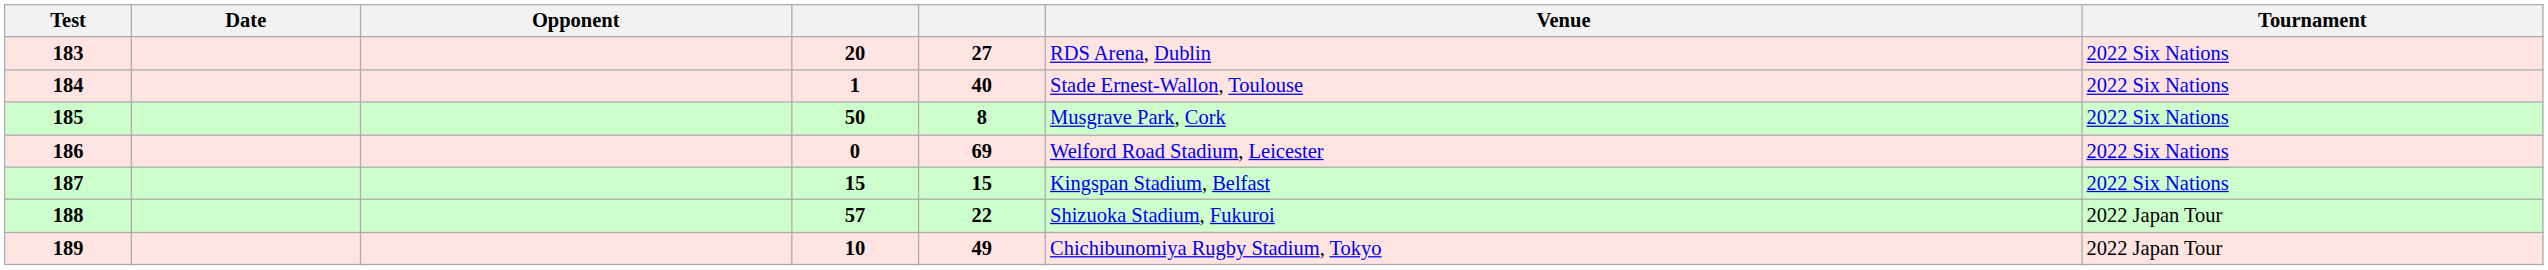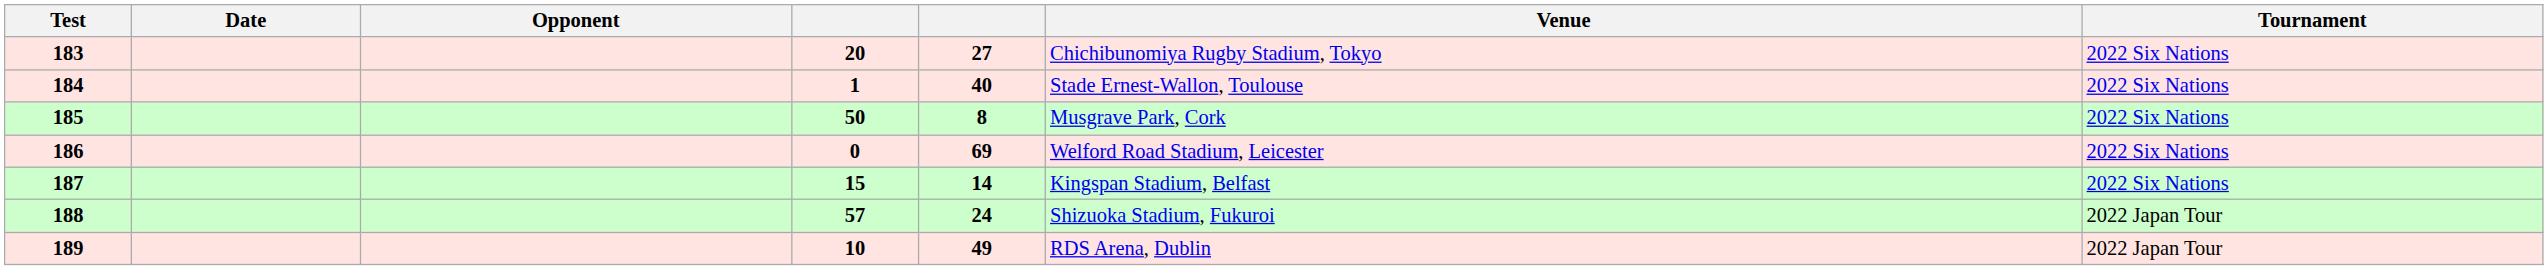(1130, 53) RDS Arena, Dublin -> (1216, 53) Chichibunomiya Rugby Stadium, Tokyo
(982, 183) 15 -> (982, 183) 14
(982, 215) 22 -> (982, 215) 24
(1216, 248) Chichibunomiya Rugby Stadium, Tokyo -> (1130, 248) RDS Arena, Dublin
